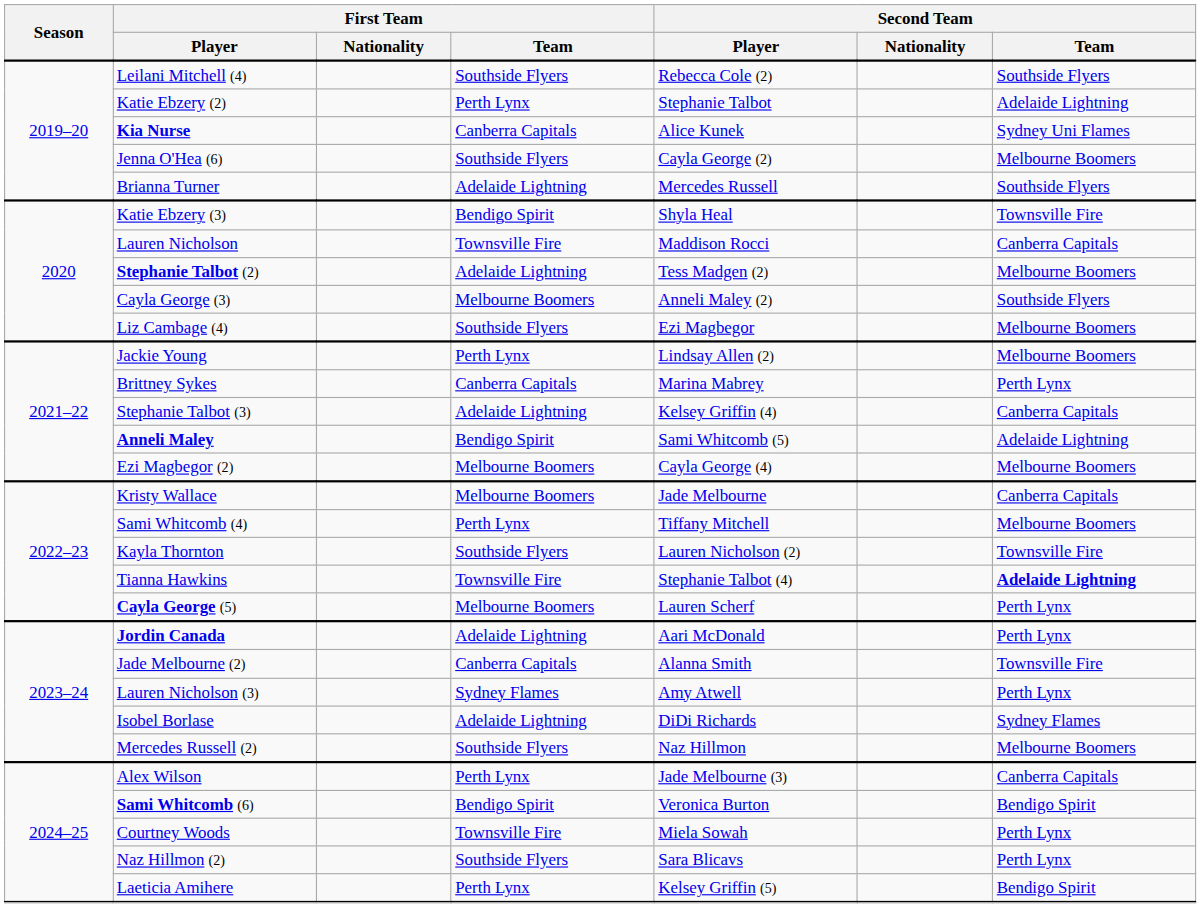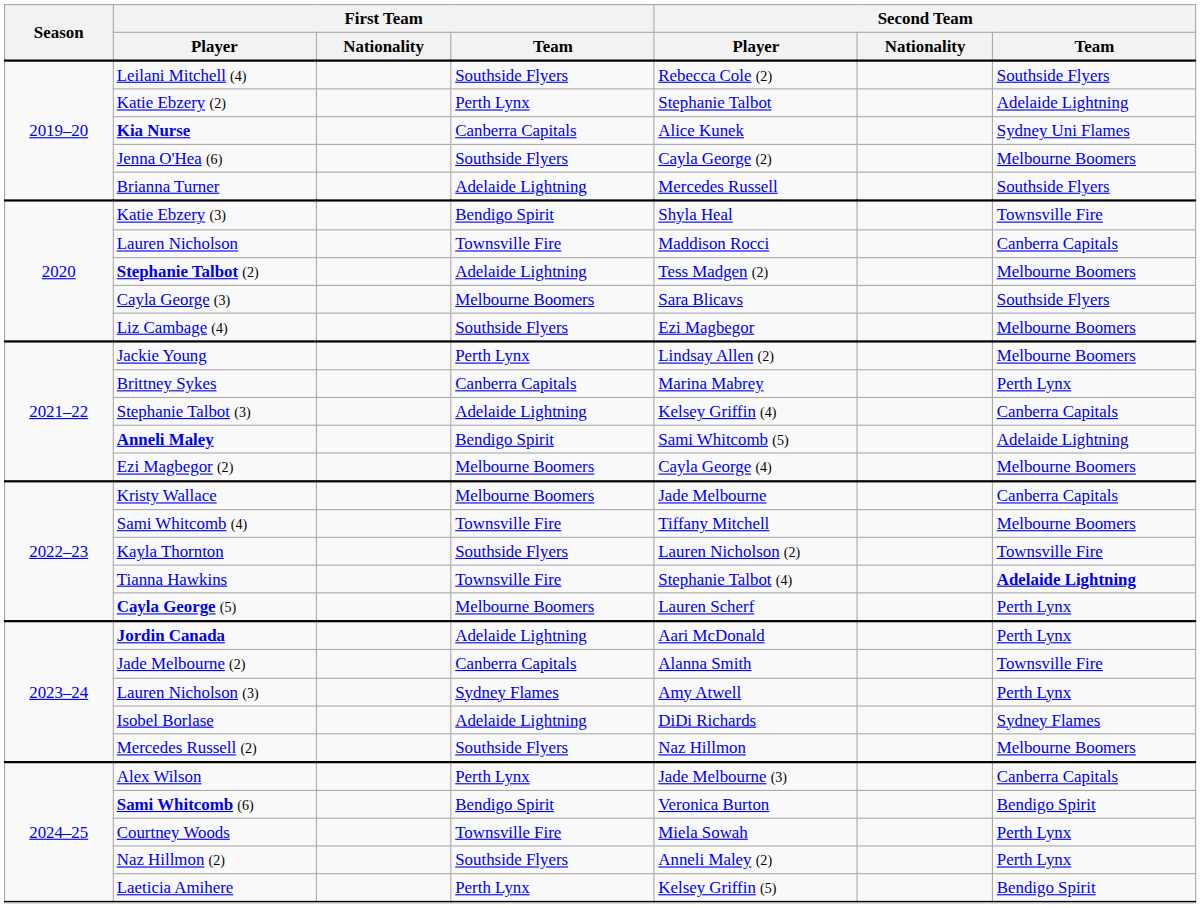(715, 299) Anneli Maley (2) -> (701, 299) Sara Blicavs
(492, 523) Perth Lynx -> (508, 523) Townsville Fire
(701, 859) Sara Blicavs -> (715, 859) Anneli Maley (2)
